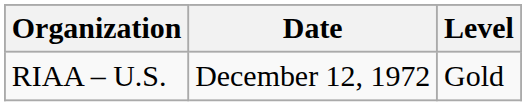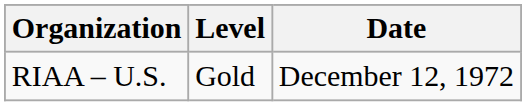columns swapped: (479, 28) <-> (313, 28)
